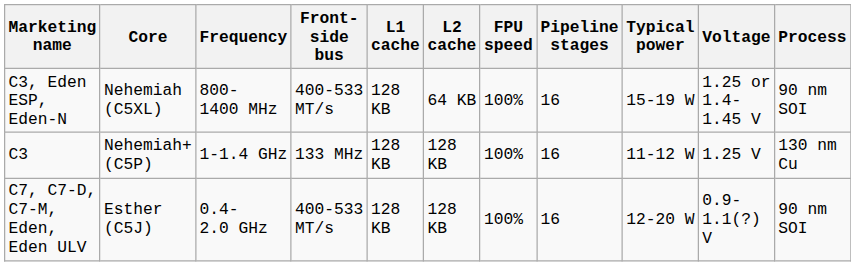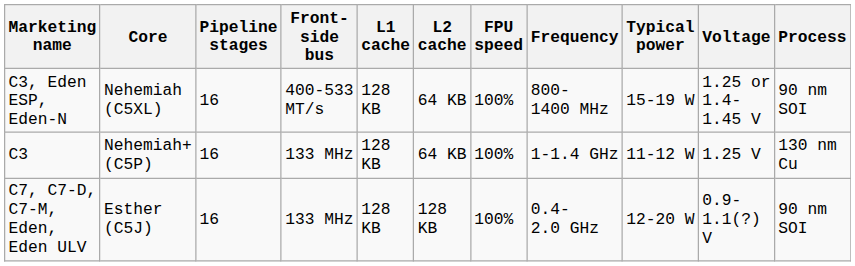columns swapped: (243, 37) <-> (580, 37)
(442, 155) 128 KB -> (442, 155) 64 KB
(329, 219) 400-533 MT/s -> (319, 219) 133 MHz
